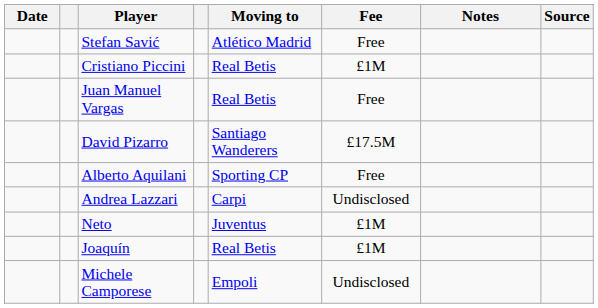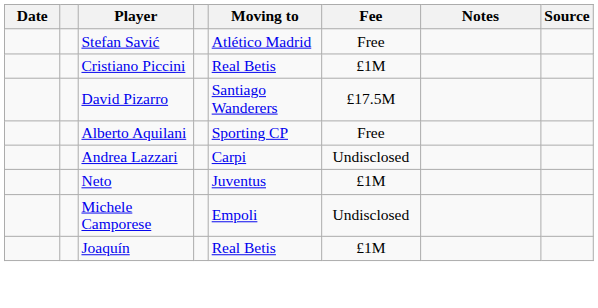- row: (121, 99)
rows swapped: (116, 281) <-> (106, 248)
